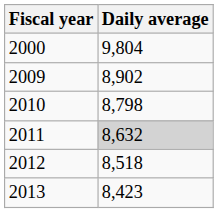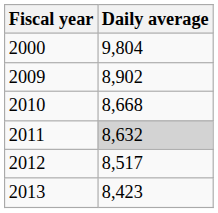(122, 105) 8,798 -> (122, 105) 8,668
(122, 163) 8,518 -> (122, 163) 8,517
